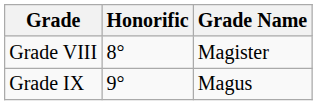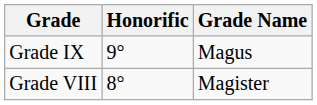rows swapped: (53, 52) <-> (47, 83)
